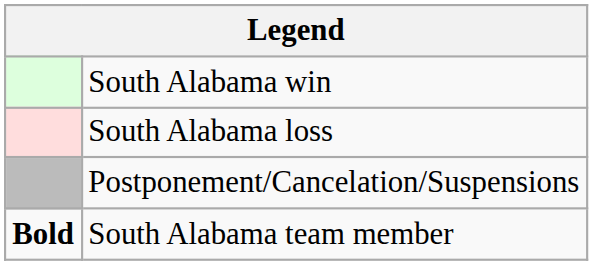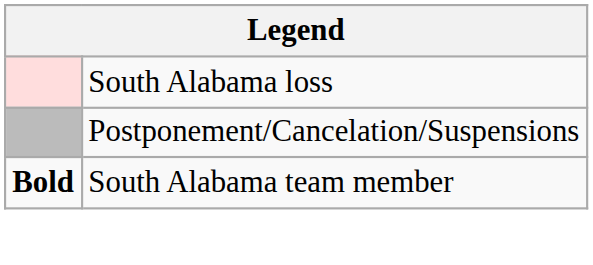- row: (210, 81)
